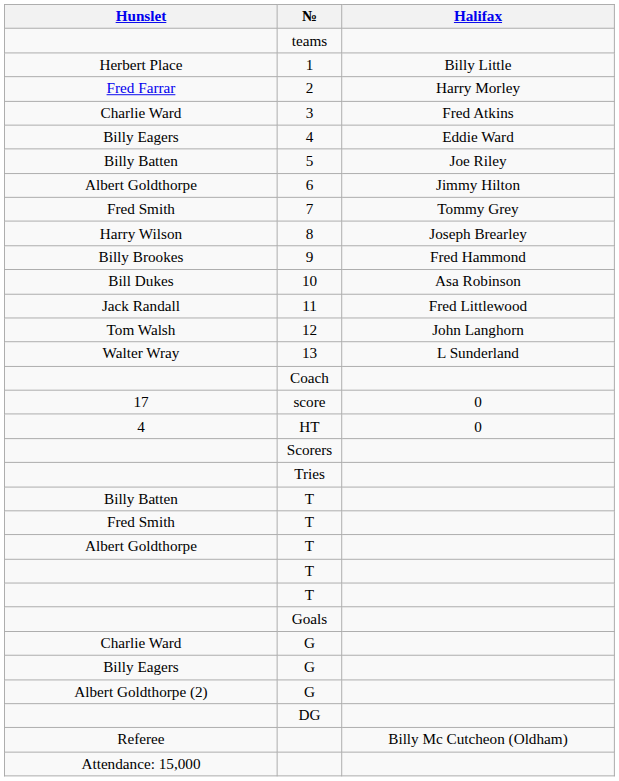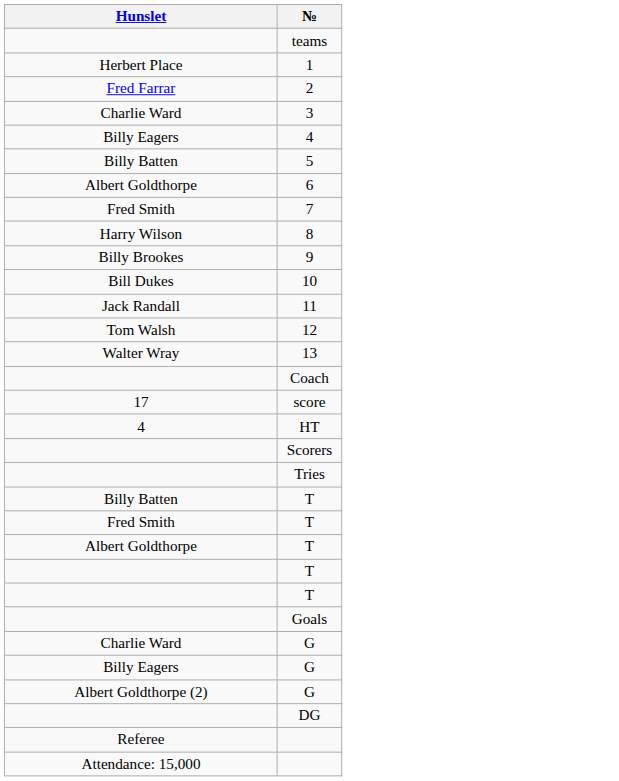- column: (478, 16)
